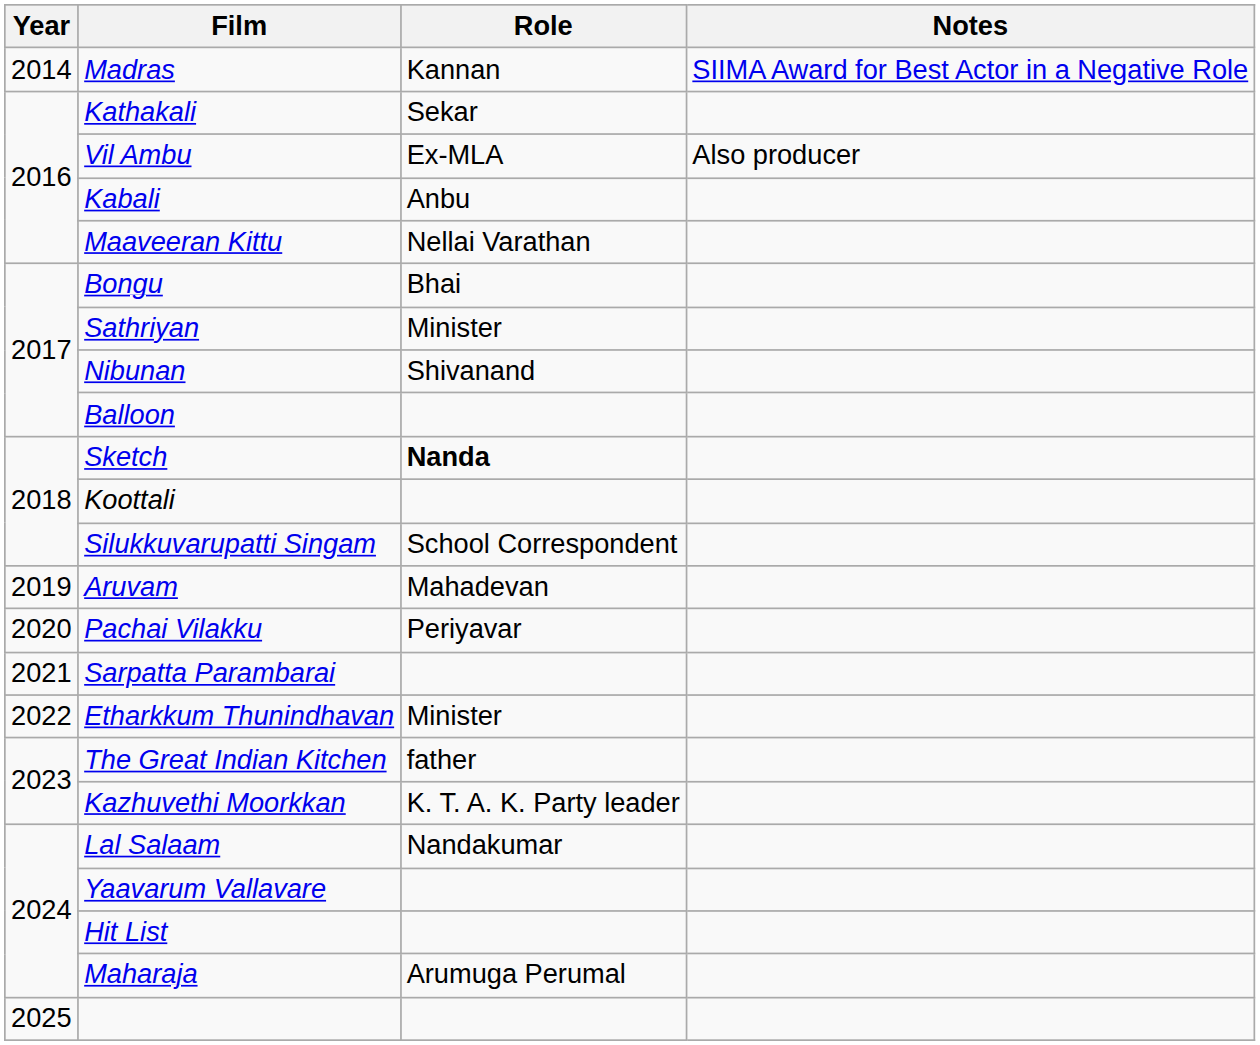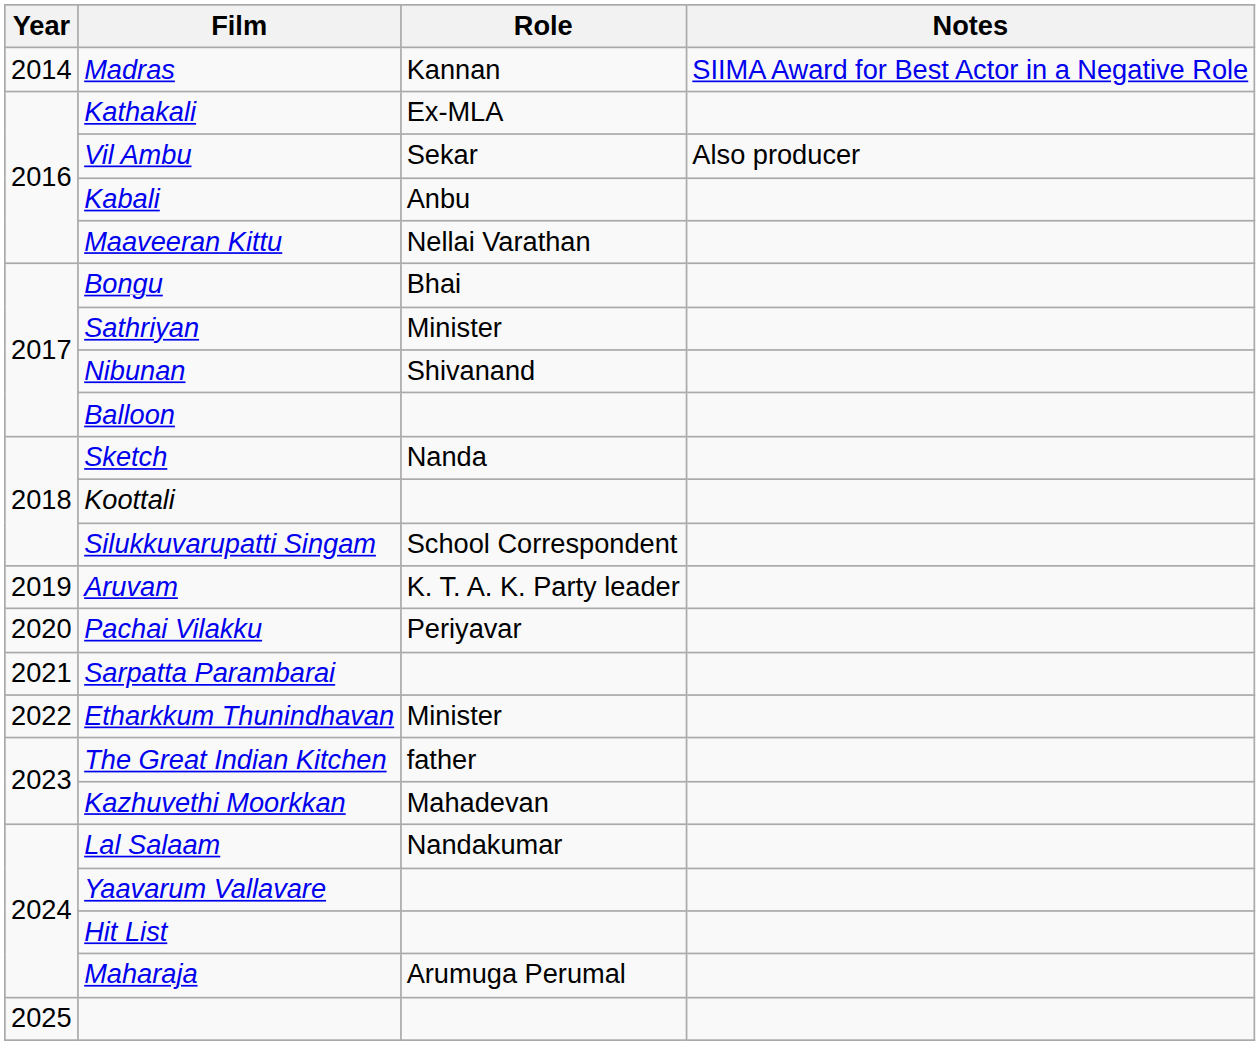(442, 112) Sekar -> (455, 112) Ex-MLA
(455, 155) Ex-MLA -> (442, 155) Sekar
(448, 457) bold -> (447, 457) normal
(478, 586) Mahadevan -> (543, 586) K. T. A. K. Party leader
(543, 802) K. T. A. K. Party leader -> (478, 802) Mahadevan
